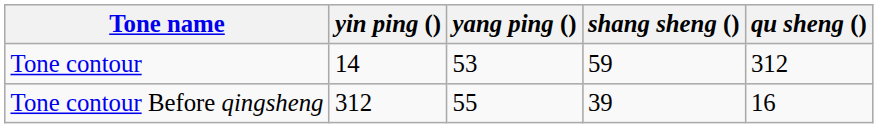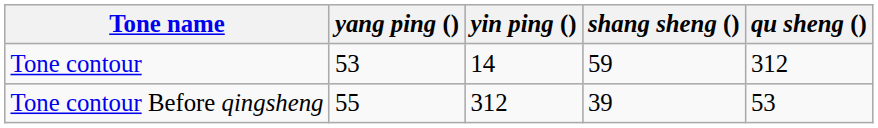columns swapped: (388, 24) <-> (514, 24)
(763, 102) 16 -> (763, 102) 53
